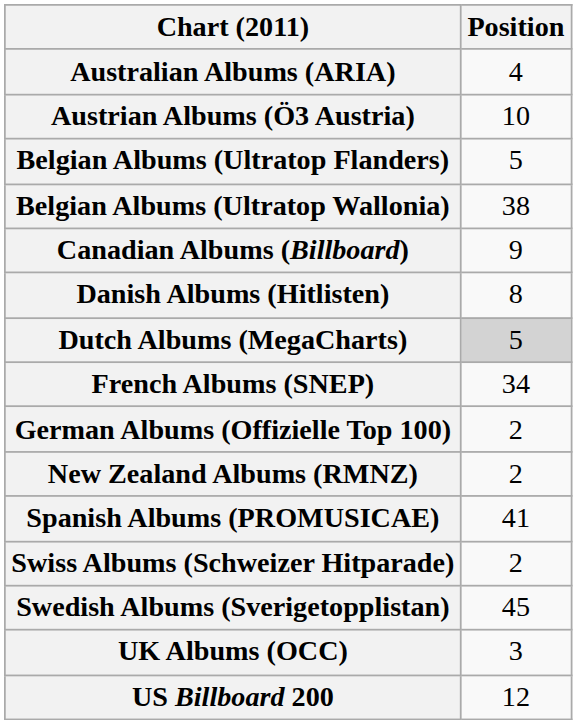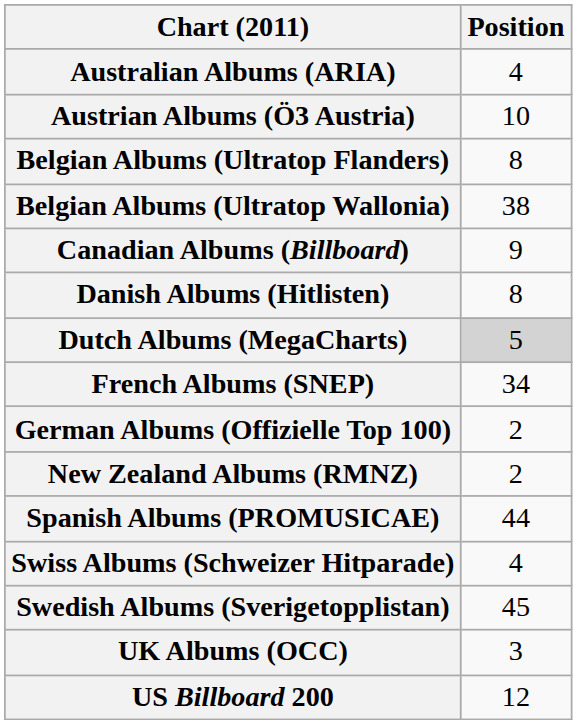(516, 160) 5 -> (516, 160) 8
(516, 518) 41 -> (516, 518) 44
(516, 562) 2 -> (516, 562) 4
